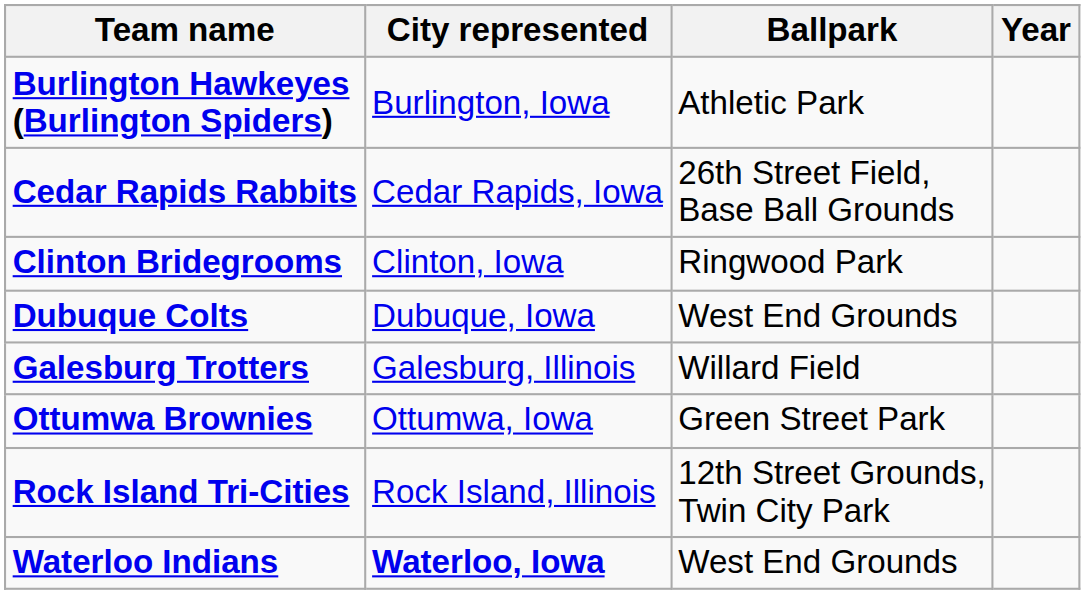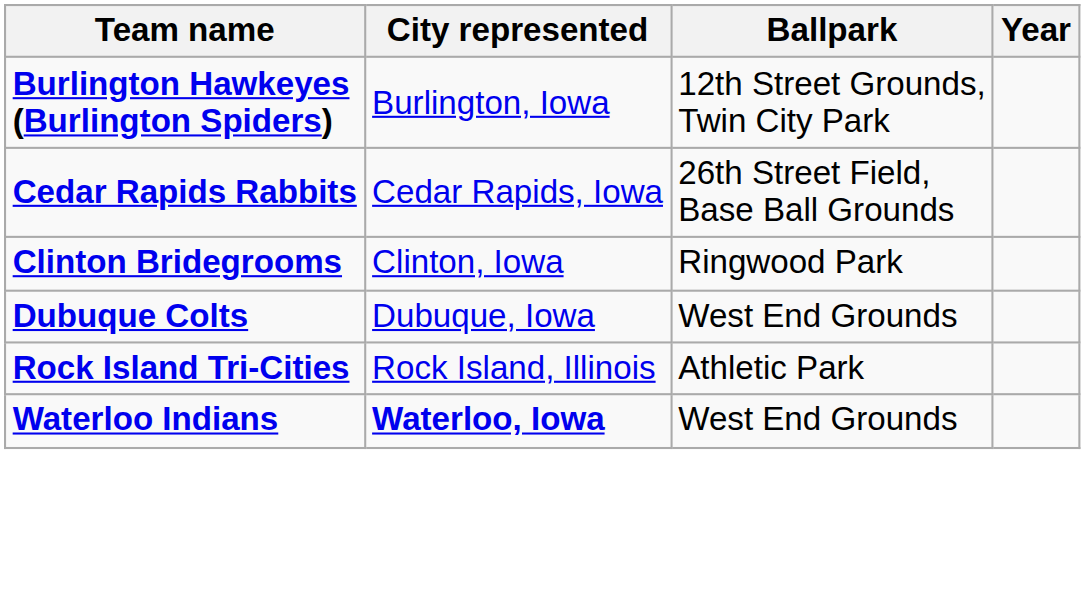(771, 101) Athletic Park -> (832, 101) 12th Street Grounds, Twin City Park
- row: (161, 367)
- row: (163, 420)
(832, 491) 12th Street Grounds, Twin City Park -> (771, 367) Athletic Park
